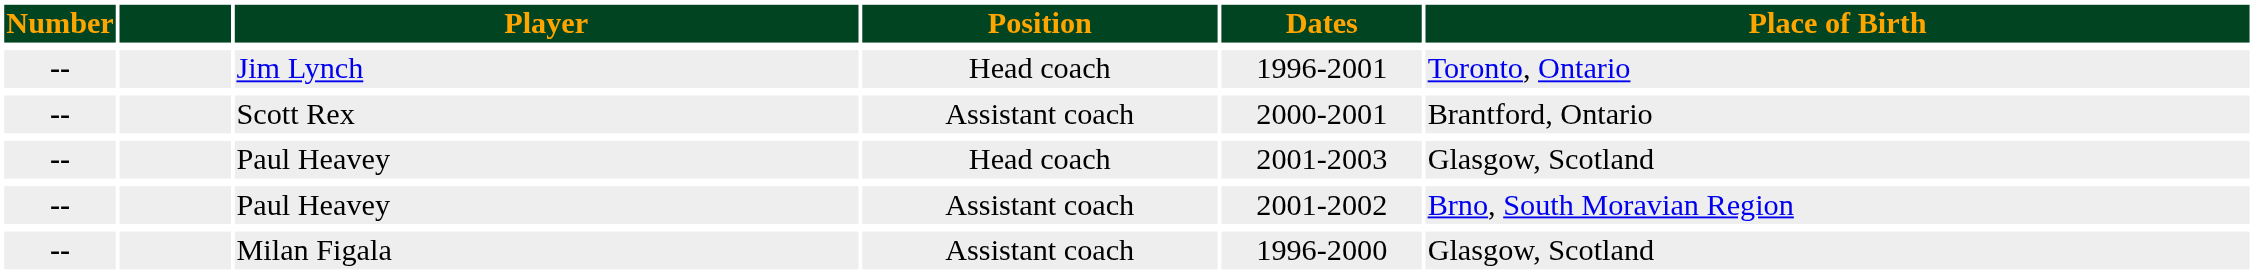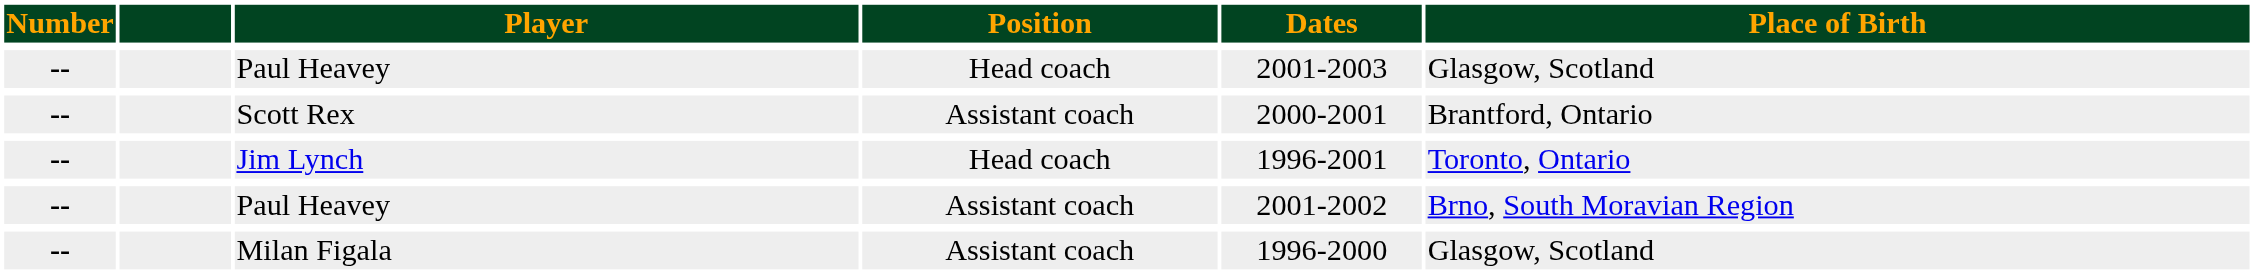rows swapped: (313, 159) <-> (300, 68)
